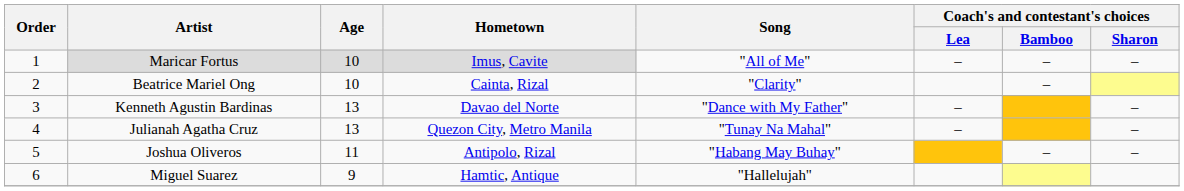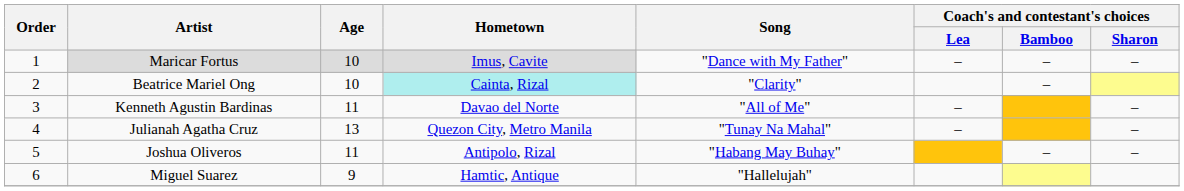(775, 61) "All of Me" -> (775, 61) "Dance with My Father"
(510, 84) no background -> (510, 84) paleturquoise background
(352, 106) 13 -> (352, 106) 11
(775, 106) "Dance with My Father" -> (775, 106) "All of Me"
